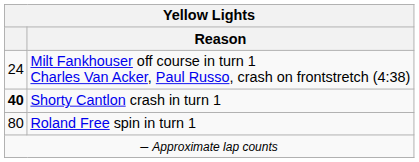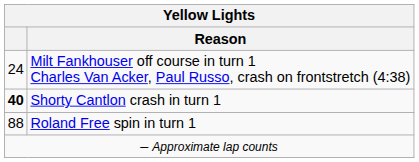(16, 123) 80 -> (16, 123) 88
